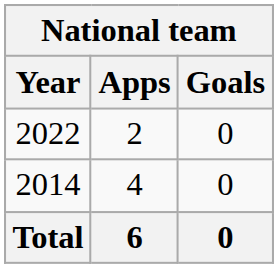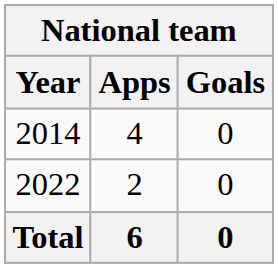rows swapped: (48, 184) <-> (48, 133)
